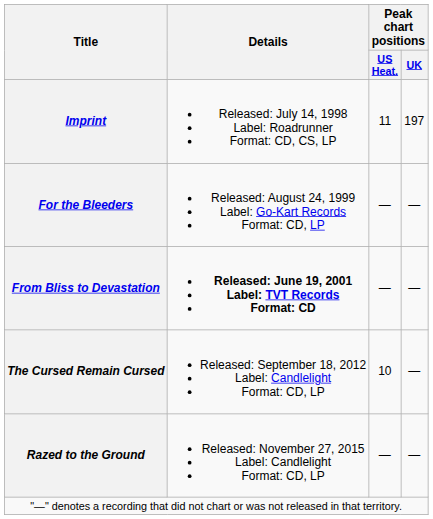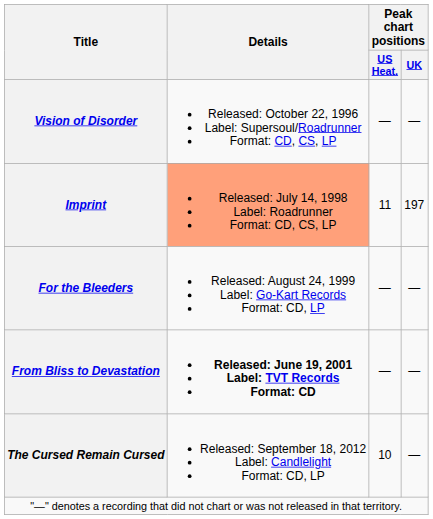+ row: (86, 121)
(268, 128) no background -> (268, 212) lightsalmon background
- row: (86, 455)
